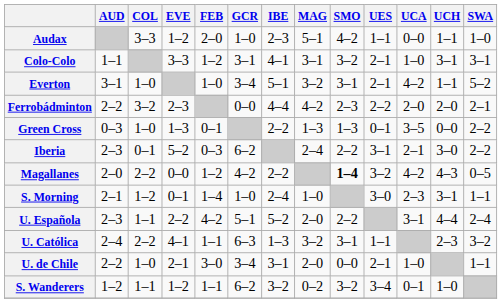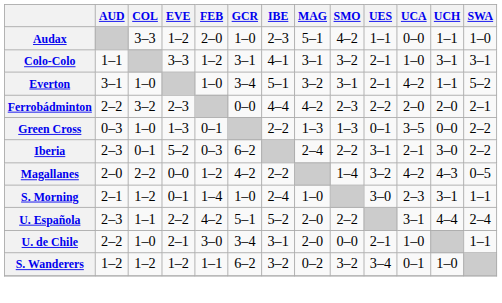(347, 173) bold -> (347, 173) normal
- row: (50, 242)
(145, 286) 1–1 -> (145, 264) 1–2
